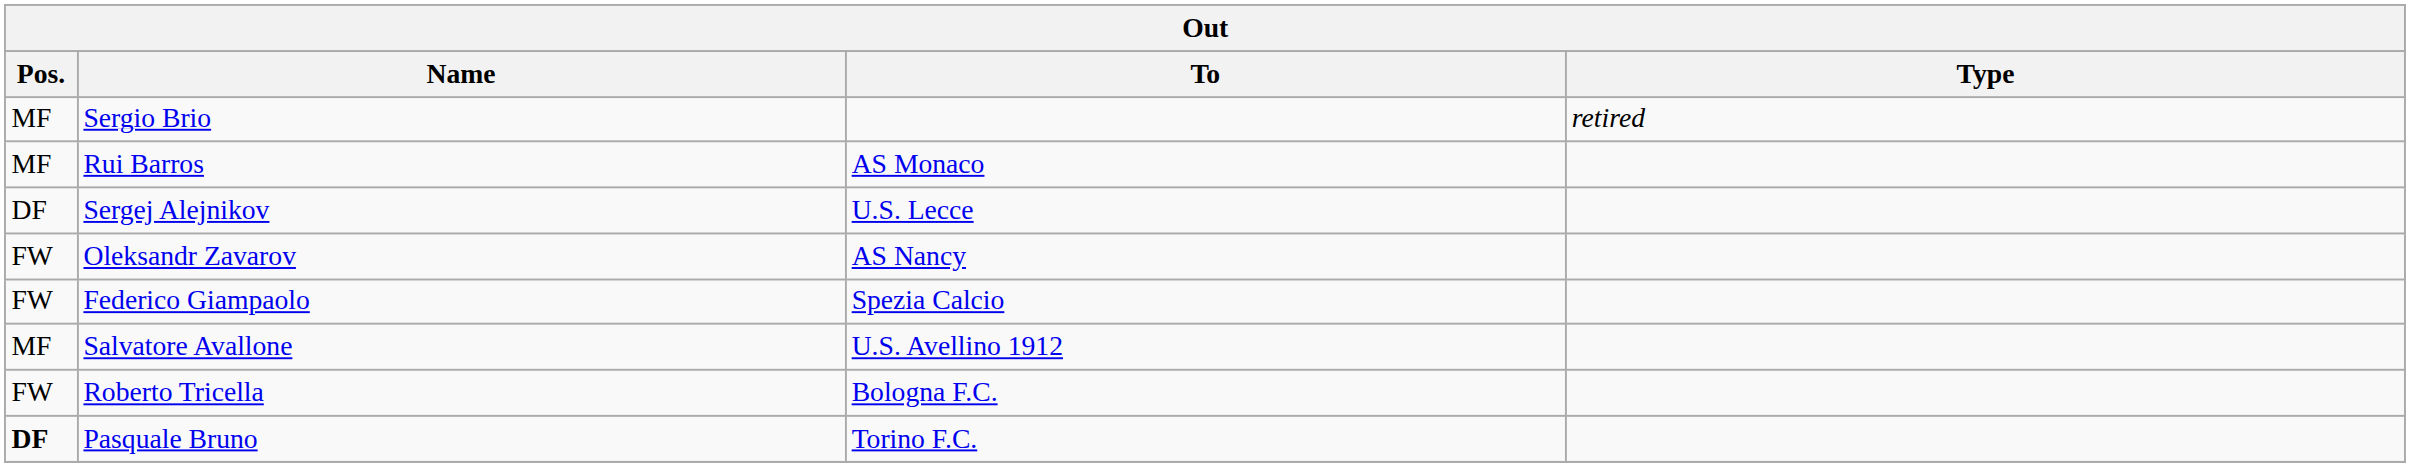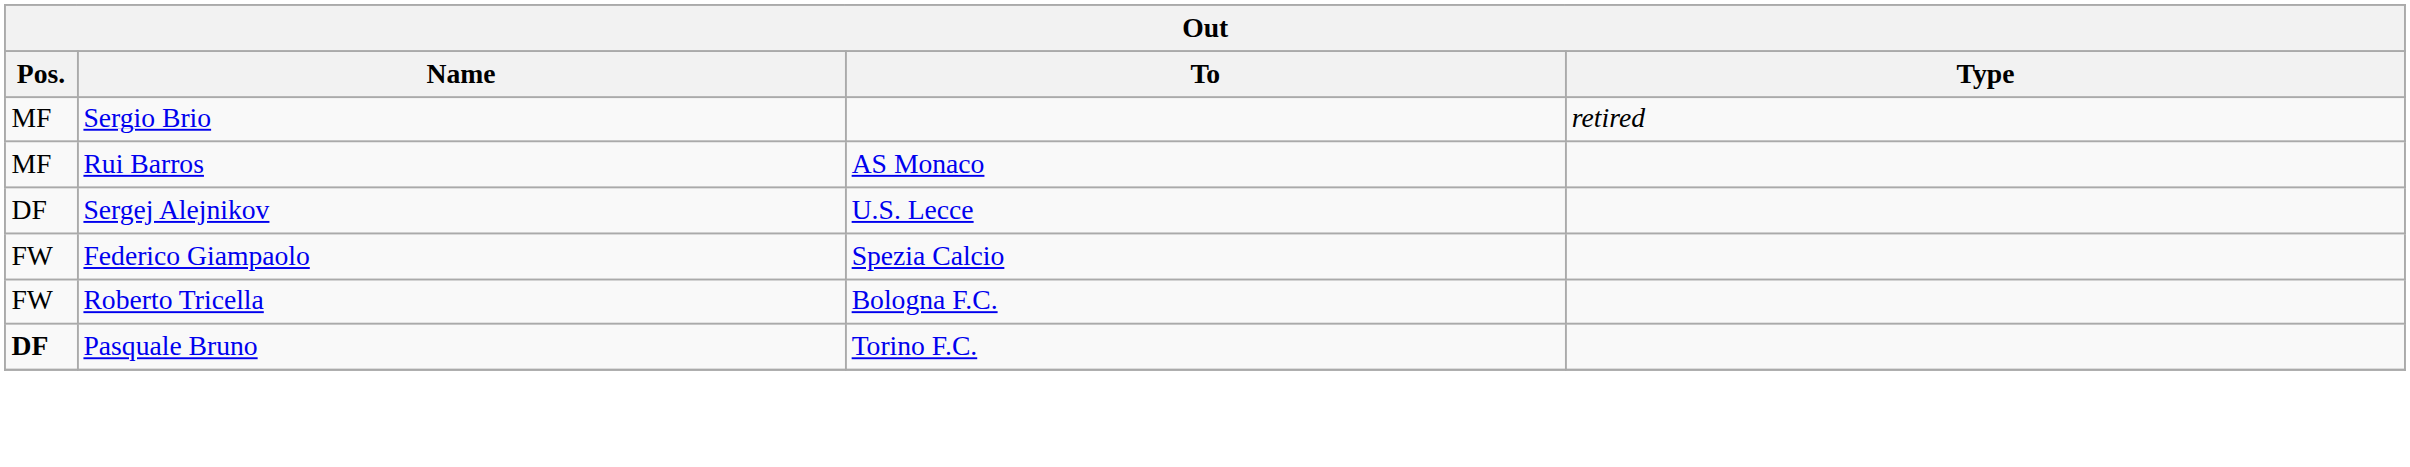- row: (190, 255)
- row: (188, 346)
